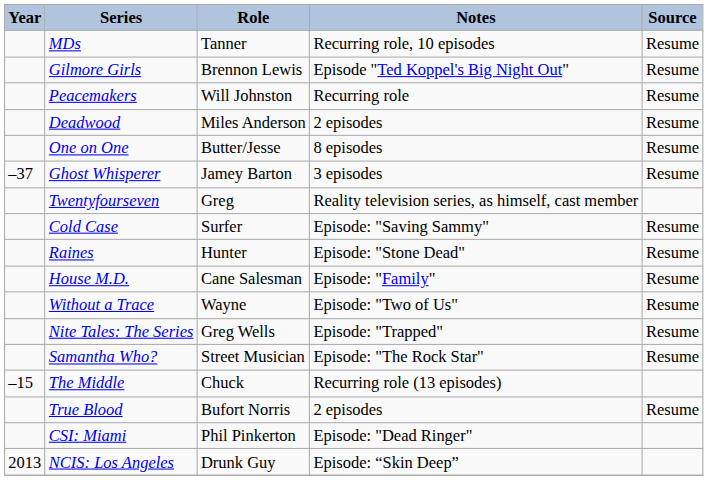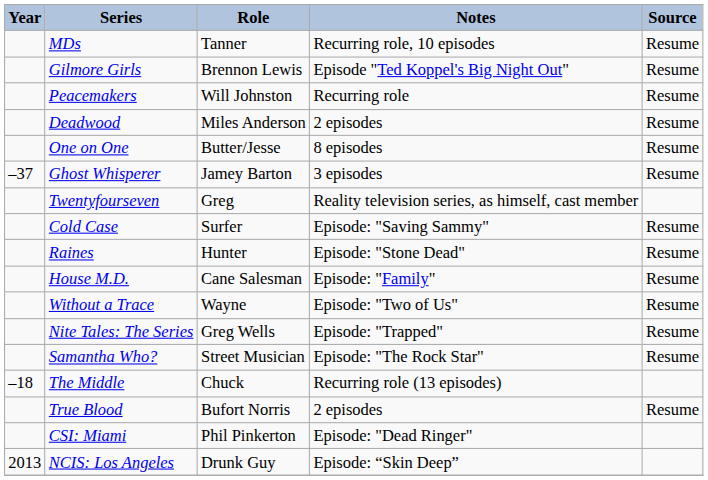(21, 383) –15 -> (21, 383) –18
